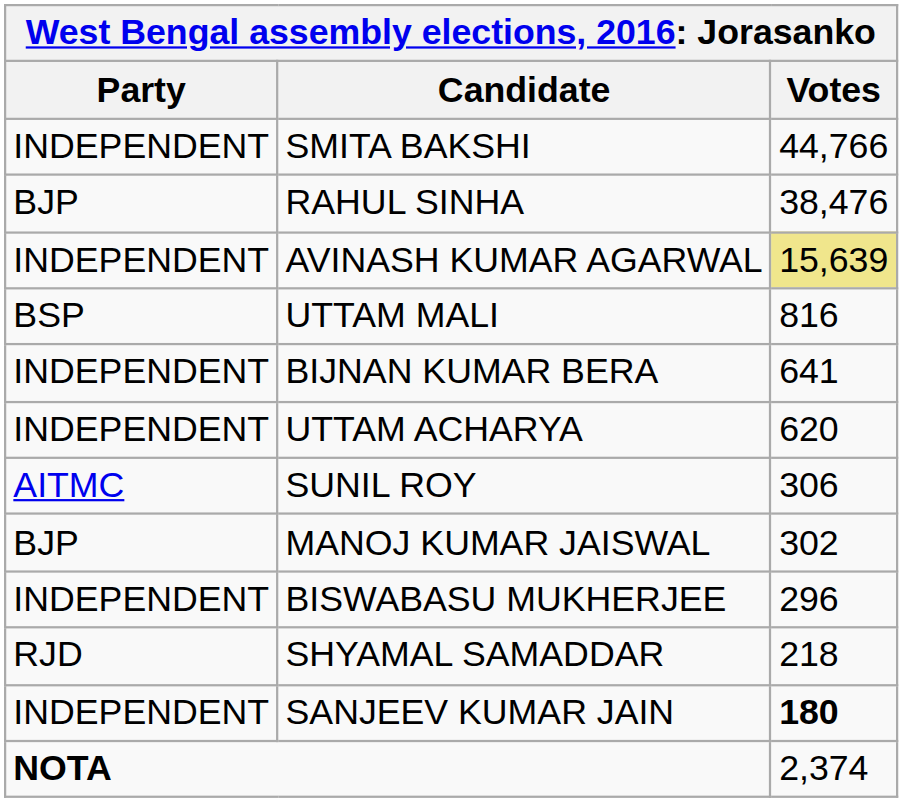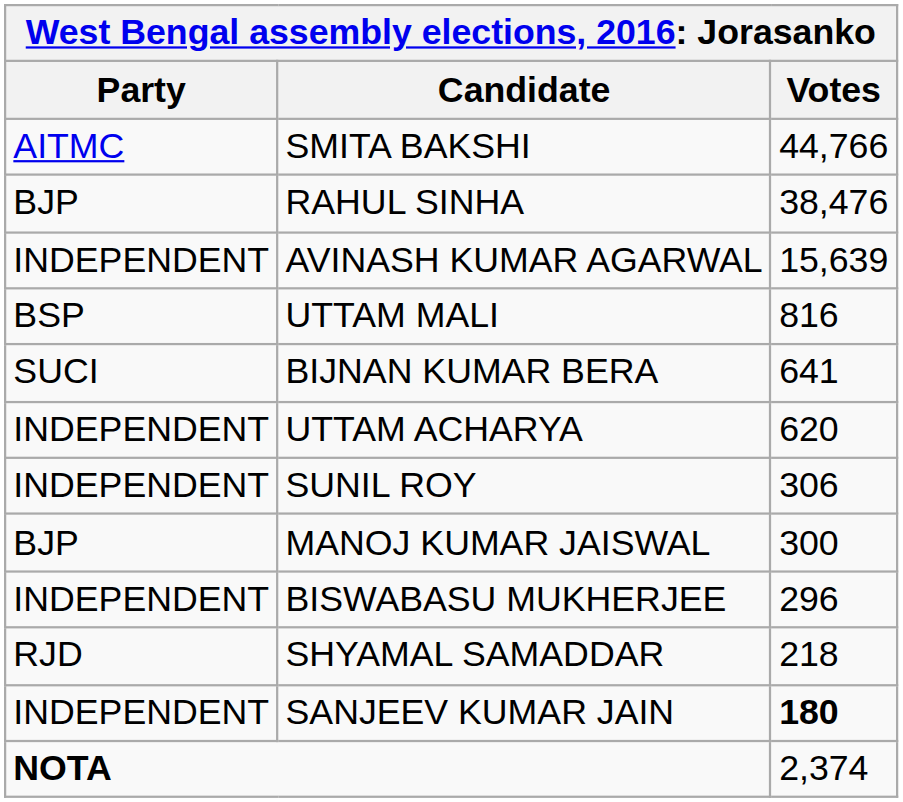(141, 145) INDEPENDENT -> (69, 145) AITMC
(834, 259) khaki background -> (834, 259) no background
(141, 372) INDEPENDENT -> (56, 372) SUCI
(69, 485) AITMC -> (141, 485) INDEPENDENT
(809, 542) 302 -> (809, 542) 300
